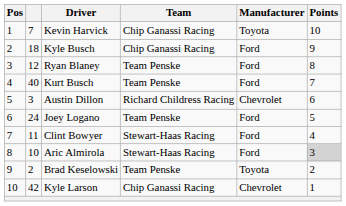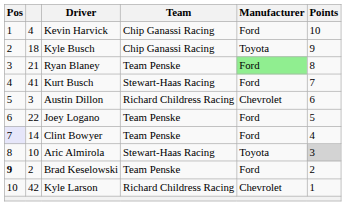(31, 30) 7 -> (31, 30) 4
(254, 30) Toyota -> (249, 30) Ford
(249, 47) Ford -> (254, 47) Toyota
(33, 65) 12 -> (33, 65) 21
(249, 65) no background -> (249, 65) lightgreen background
(33, 82) 40 -> (33, 82) 41
(152, 82) Team Penske -> (169, 82) Stewart-Haas Racing
(33, 117) 24 -> (33, 117) 22
(10, 134) no background -> (10, 134) lavender background
(33, 134) 11 -> (33, 134) 14
(169, 134) Stewart-Haas Racing -> (152, 134) Team Penske
(249, 152) Ford -> (254, 152) Toyota
(10, 169) normal -> (10, 169) bold
(254, 169) Toyota -> (249, 169) Ford
(169, 187) Chip Ganassi Racing -> (179, 187) Richard Childress Racing
